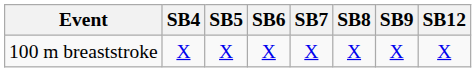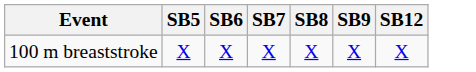- column: (183, 19)
